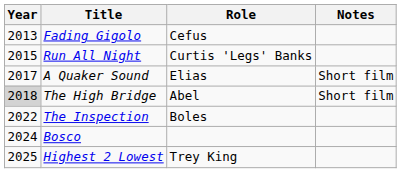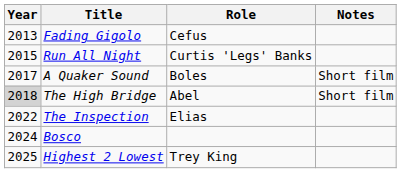(188, 76) Elias -> (188, 76) Boles
(188, 116) Boles -> (188, 116) Elias
